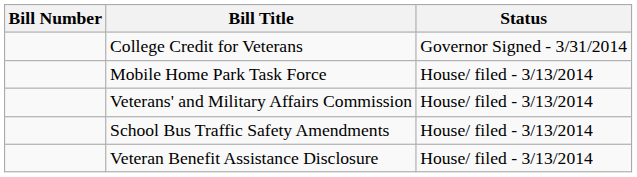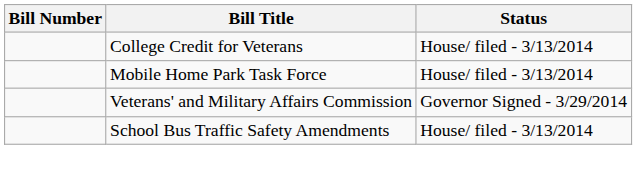(524, 46) Governor Signed - 3/31/2014 -> (507, 46) House/ filed - 3/13/2014
(507, 102) House/ filed - 3/13/2014 -> (524, 102) Governor Signed - 3/29/2014
- row: (244, 158)
